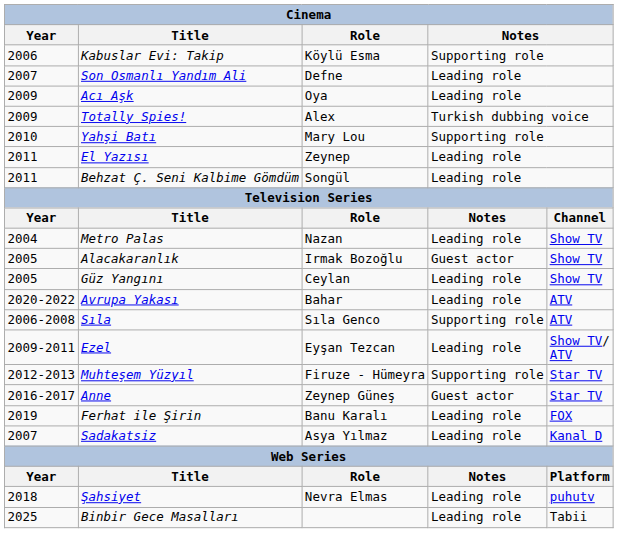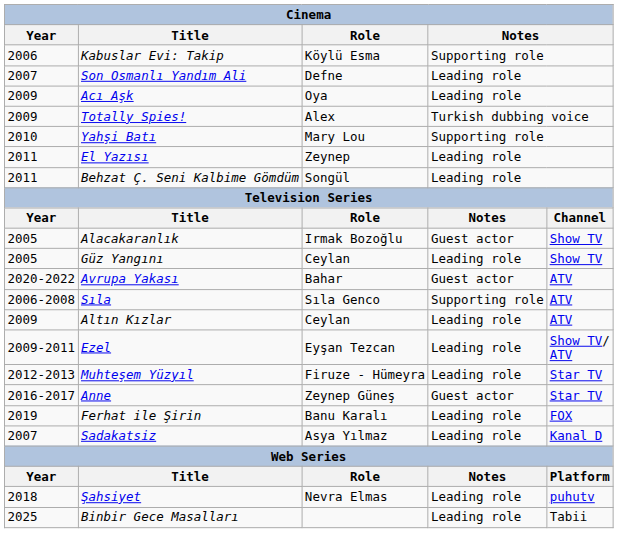- row: (122, 238)
(476, 299) Leading role -> (472, 279) Guest actor
+ row: (126, 320)
(487, 375) Supporting role -> (476, 375) Leading role
